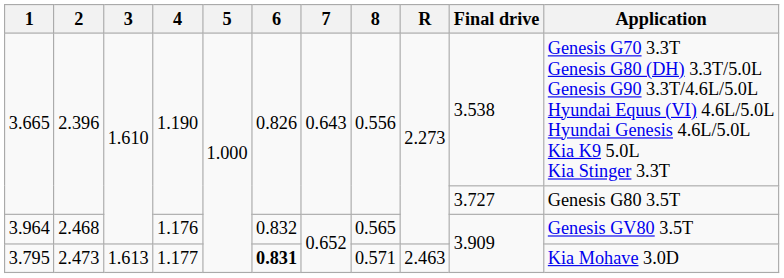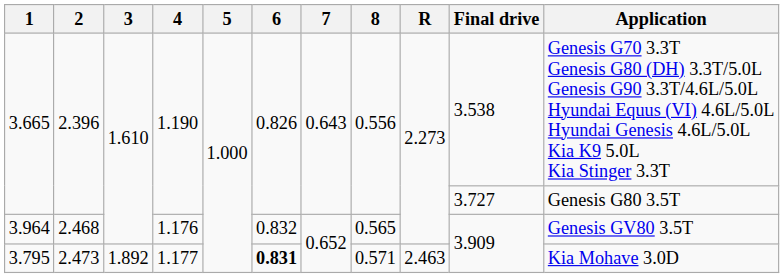(128, 257) 1.613 -> (128, 257) 1.892
